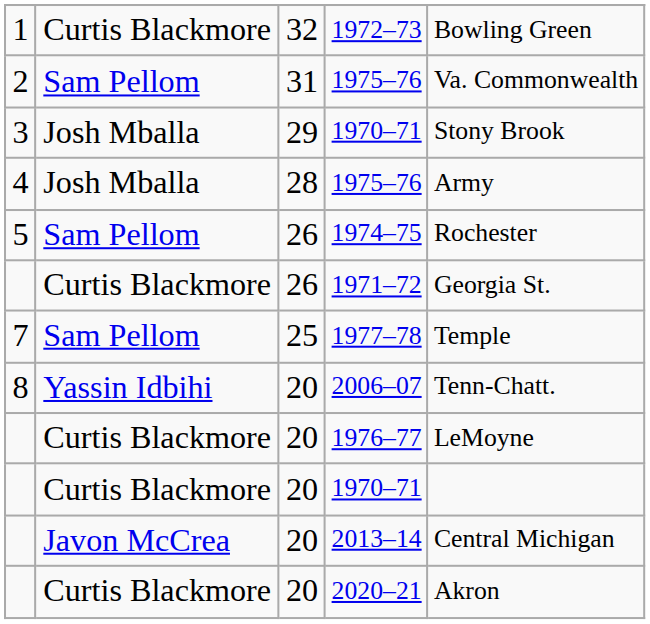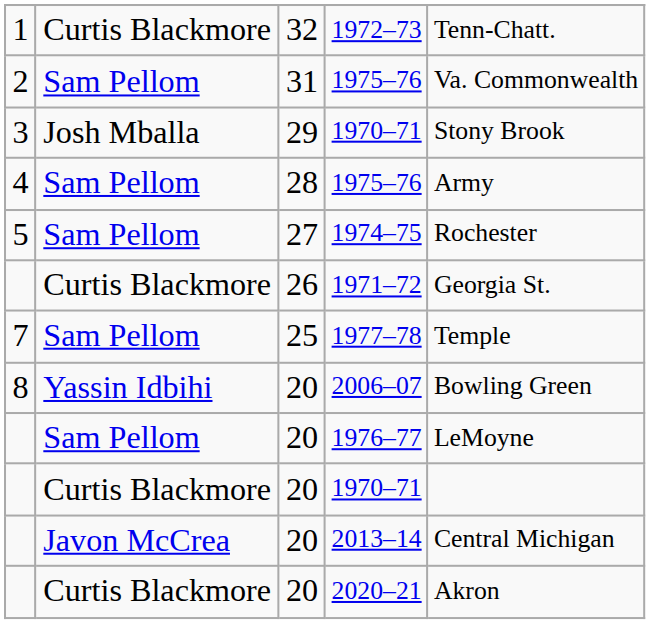(513, 30) Bowling Green -> (495, 30) Tenn-Chatt.
(121, 183) Josh Mballa -> (121, 183) Sam Pellom
(302, 234) 26 -> (302, 234) 27
(495, 387) Tenn-Chatt. -> (513, 387) Bowling Green
(157, 438) Curtis Blackmore -> (121, 438) Sam Pellom
